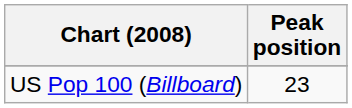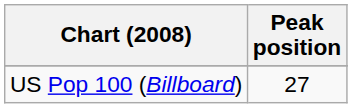(297, 84) 23 -> (297, 84) 27
